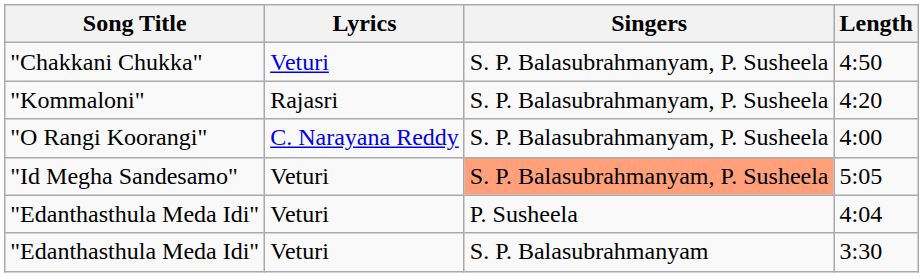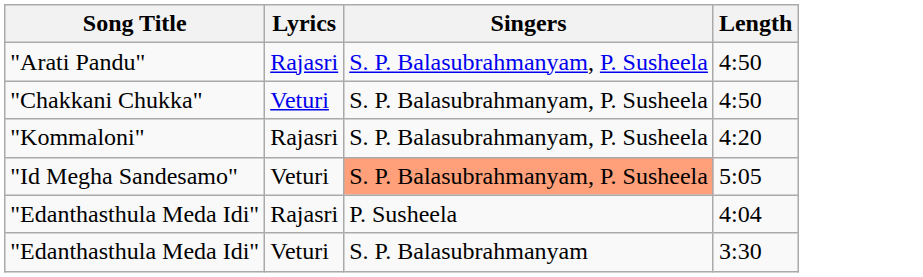+ row: (78, 61)
- row: (109, 137)
(300, 213) Veturi -> (304, 213) Rajasri
